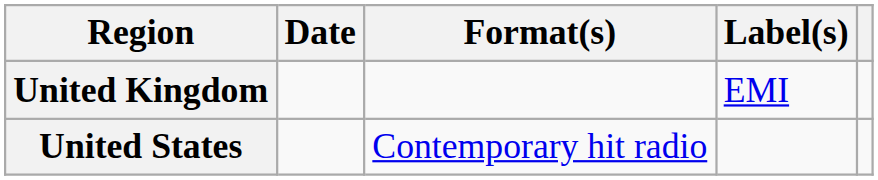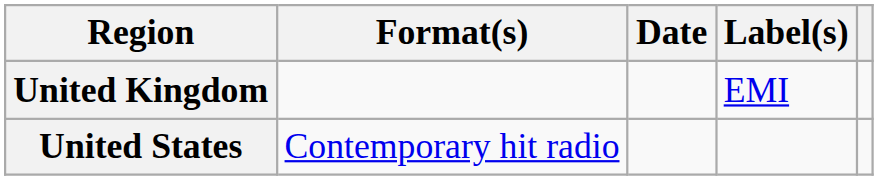columns swapped: (320, 32) <-> (540, 32)
